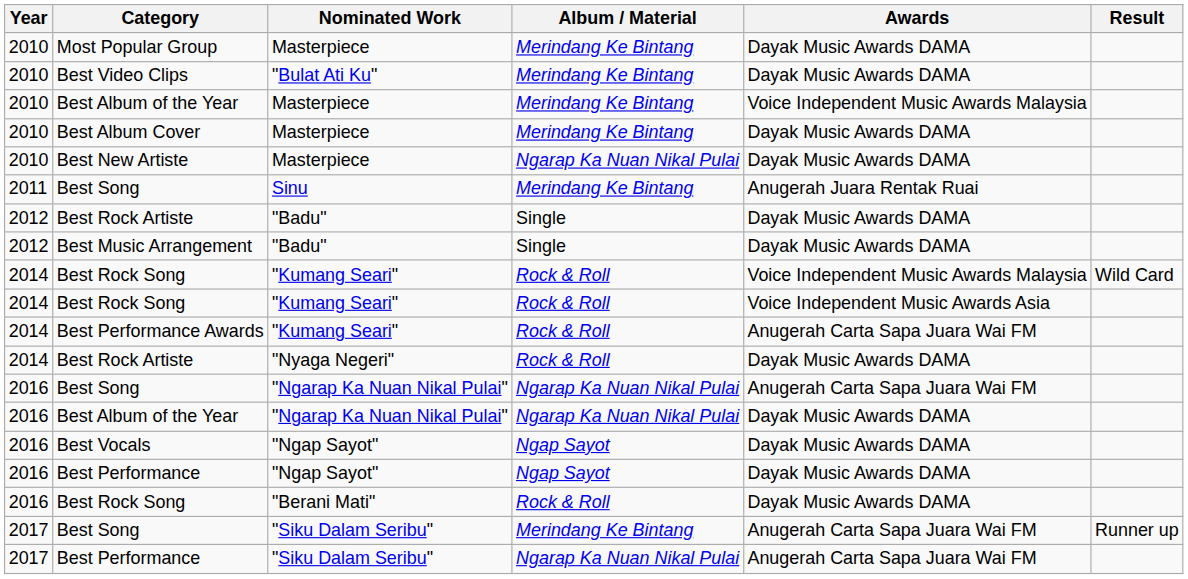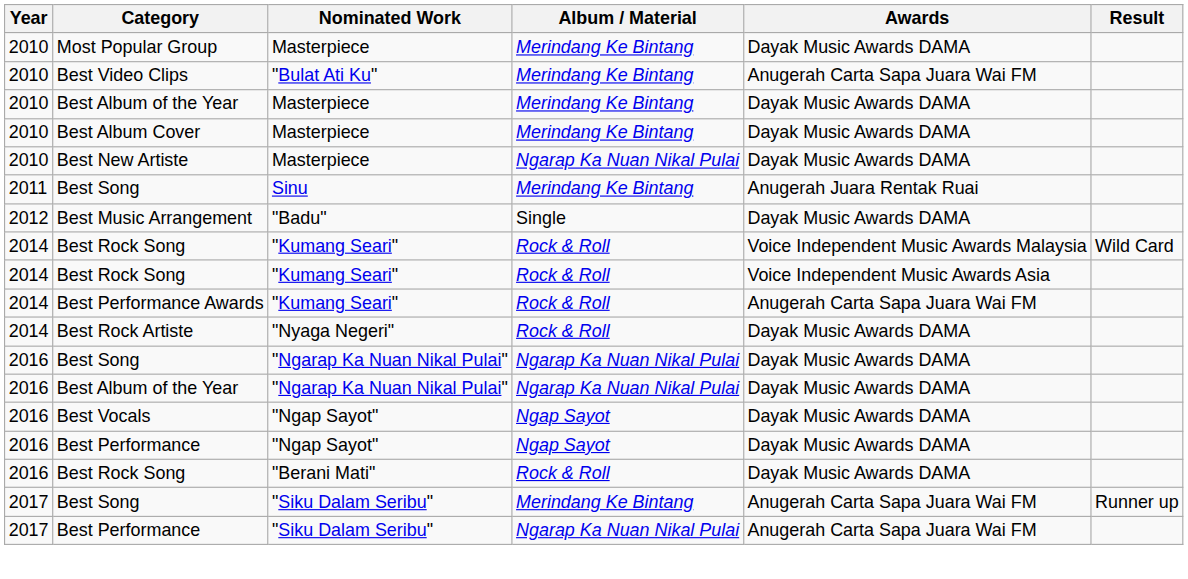(859, 75) Dayak Music Awards DAMA -> (892, 75) Anugerah Carta Sapa Juara Wai FM
(917, 103) Voice Independent Music Awards Malaysia -> (859, 103) Dayak Music Awards DAMA
- row: (125, 217)
(892, 388) Anugerah Carta Sapa Juara Wai FM -> (859, 359) Dayak Music Awards DAMA
